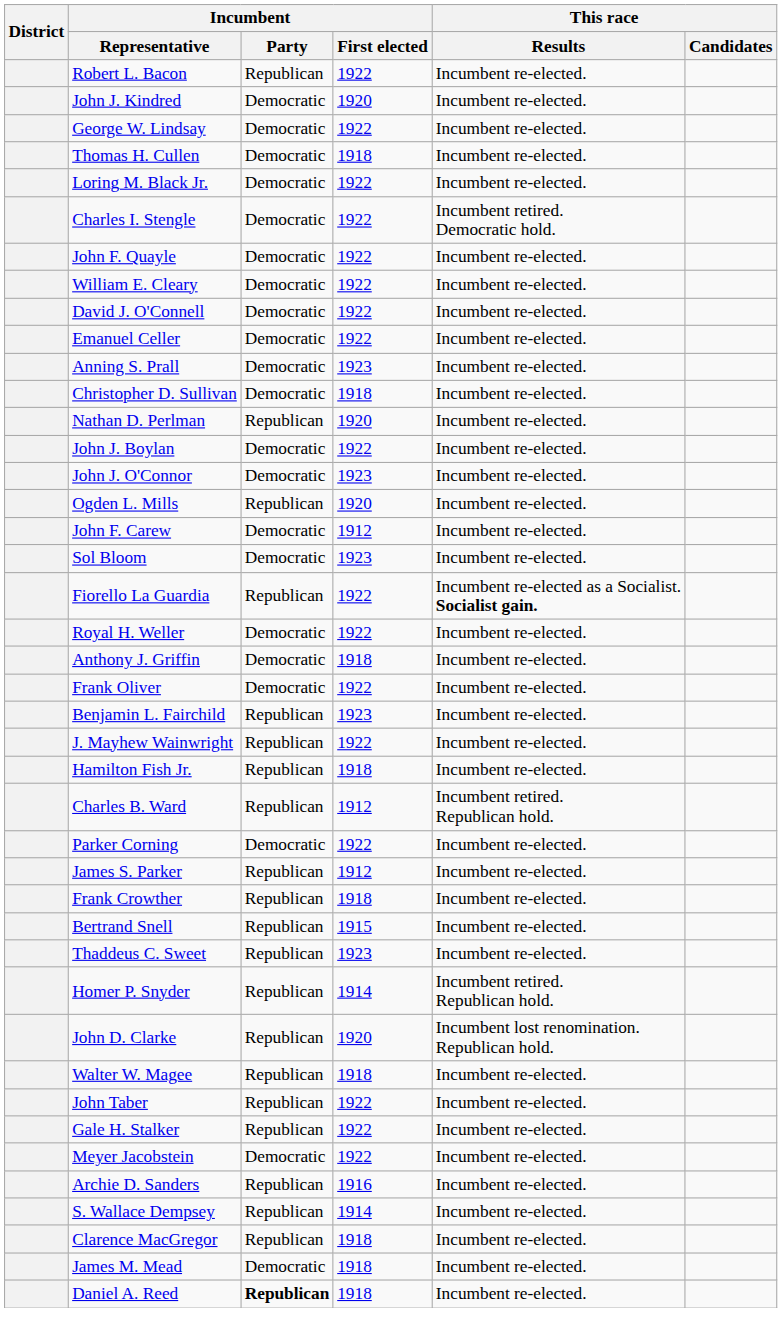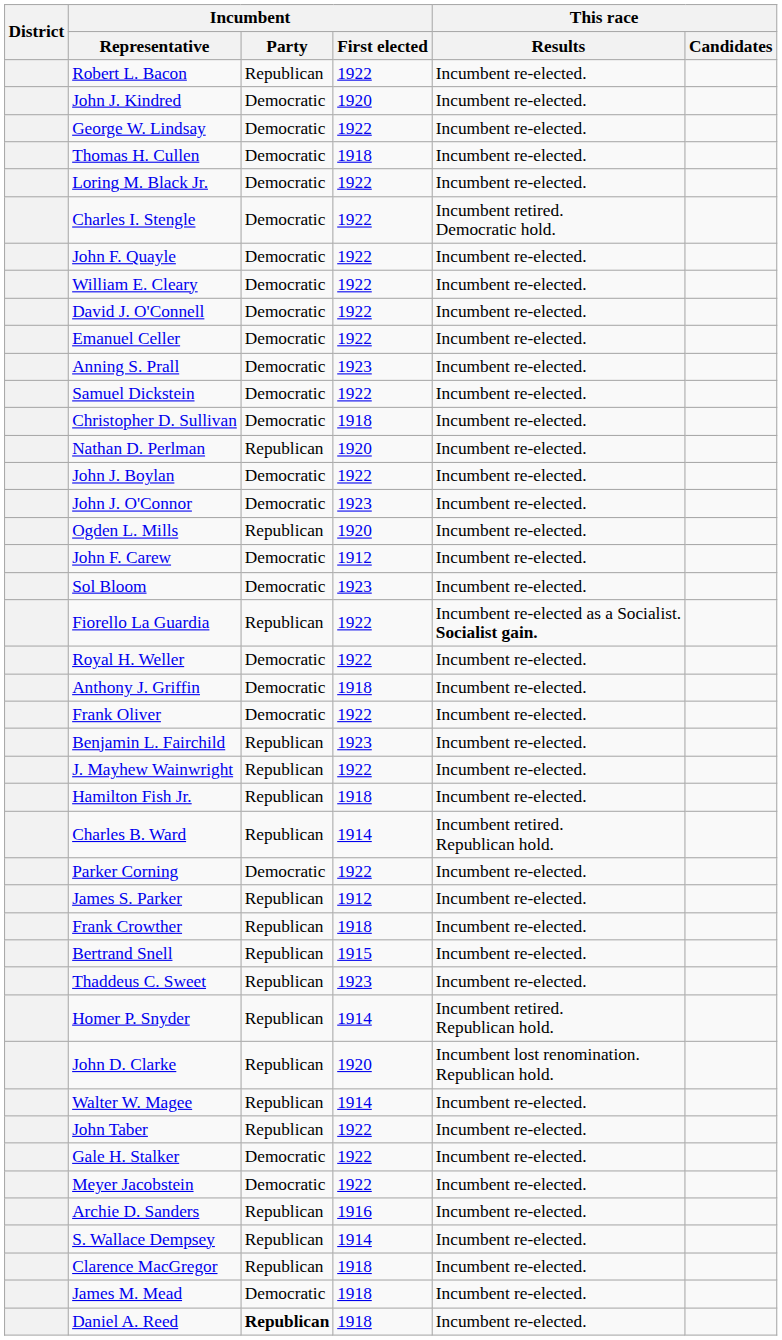+ row: (133, 393)
(354, 806) 1912 -> (354, 834) 1914
(354, 1074) 1918 -> (354, 1101) 1914
(284, 1129) Republican -> (285, 1156) Democratic
